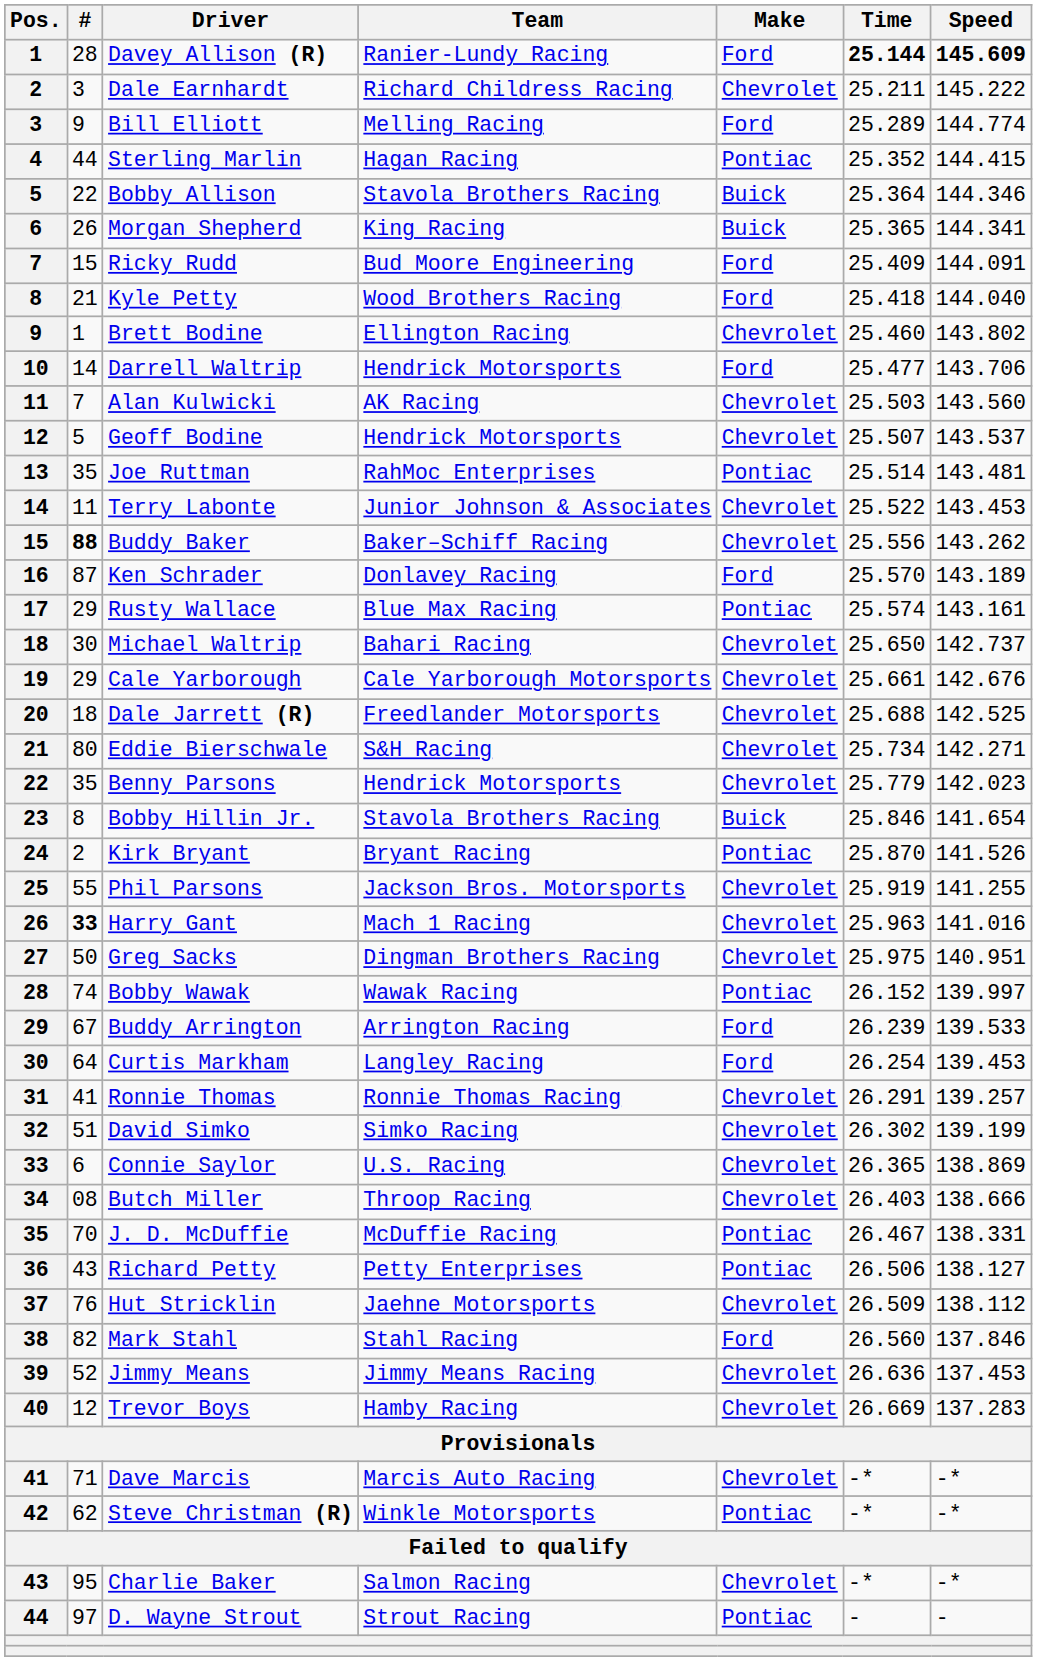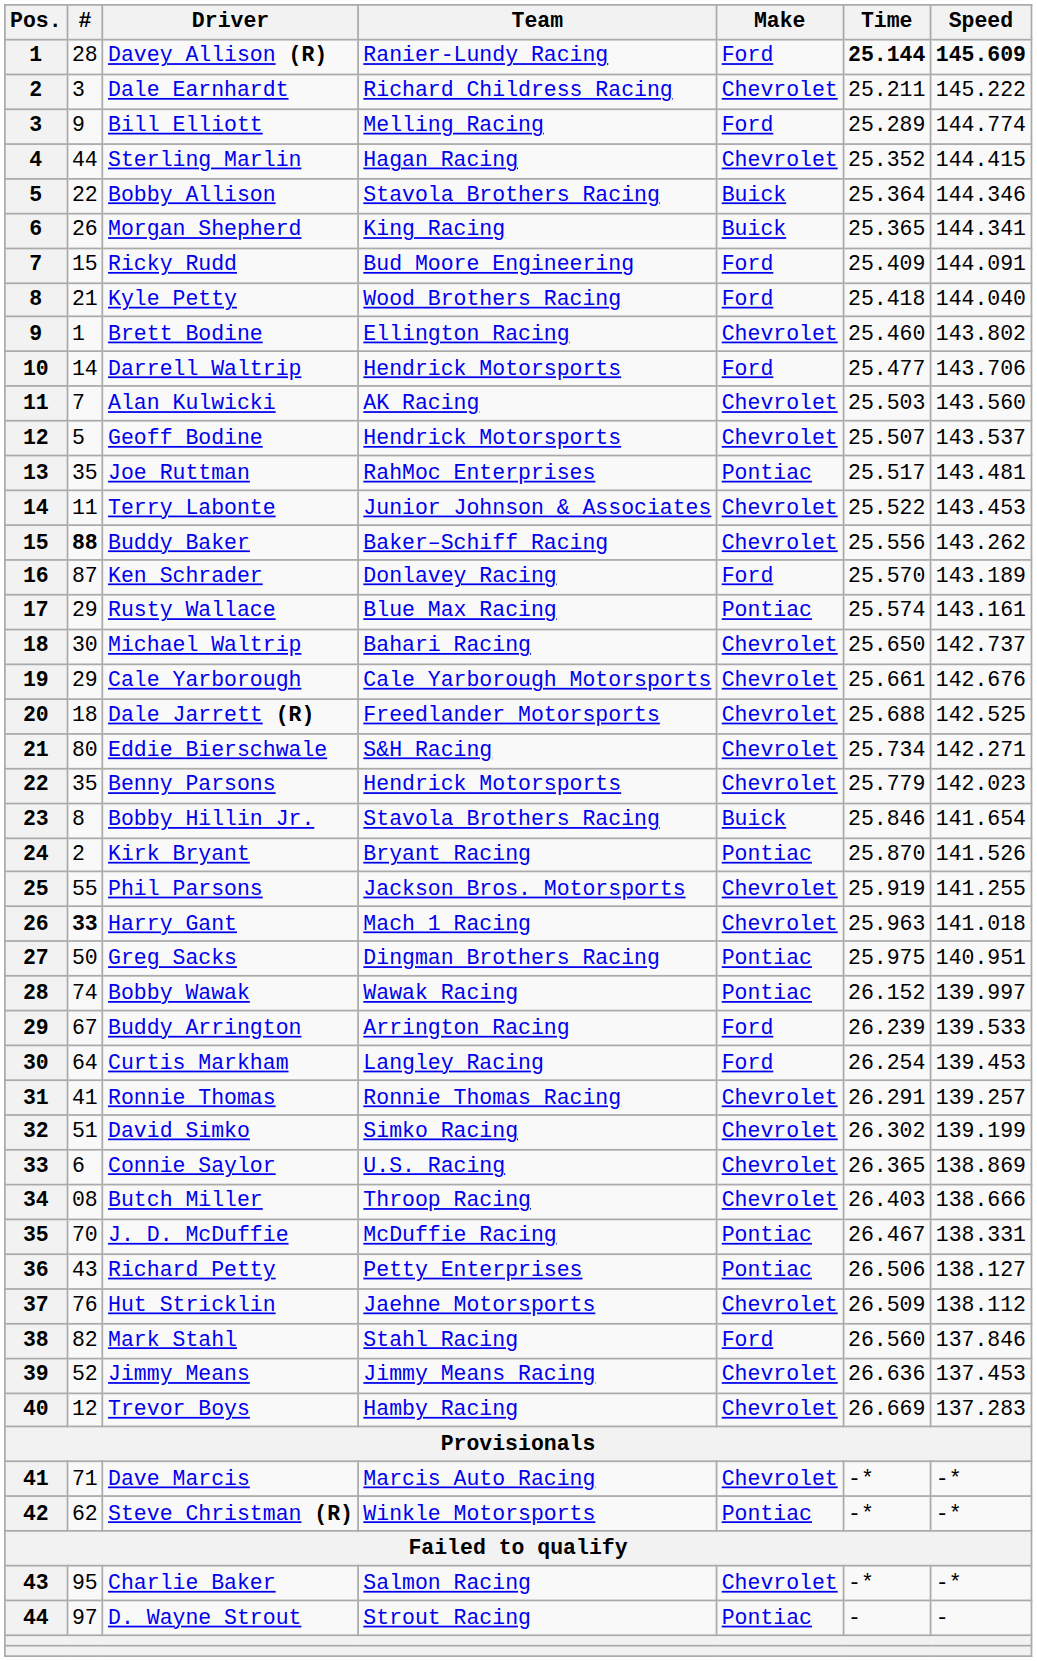(767, 161) Pontiac -> (780, 161) Chevrolet
(887, 474) 25.514 -> (887, 474) 25.517
(981, 925) 141.016 -> (981, 925) 141.018
(780, 959) Chevrolet -> (767, 959) Pontiac
